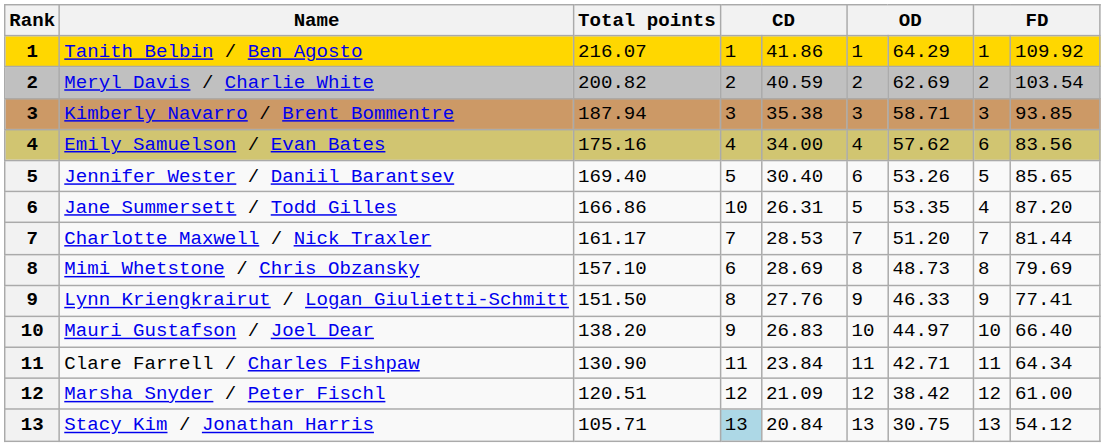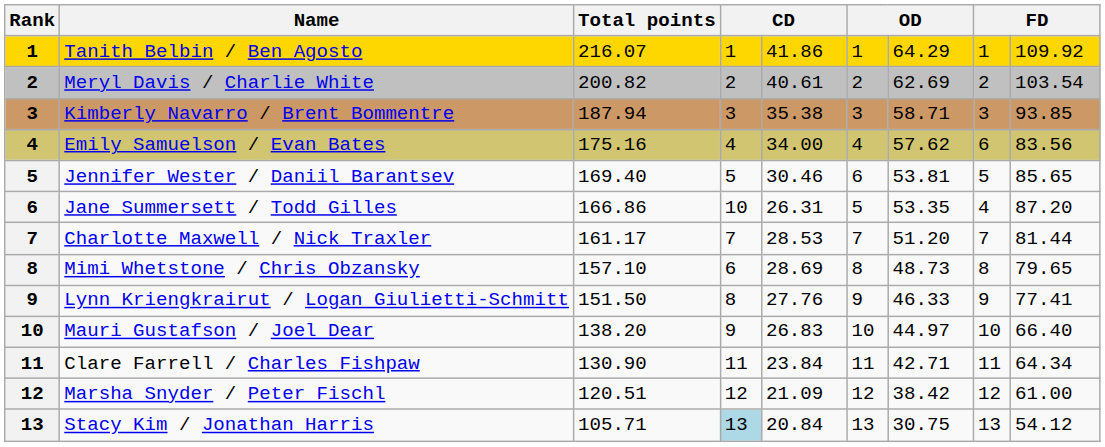(795, 83) 40.59 -> (795, 83) 40.61
(795, 176) 30.40 -> (795, 176) 30.46
(921, 176) 53.26 -> (921, 176) 53.81
(1044, 269) 79.69 -> (1044, 269) 79.65
